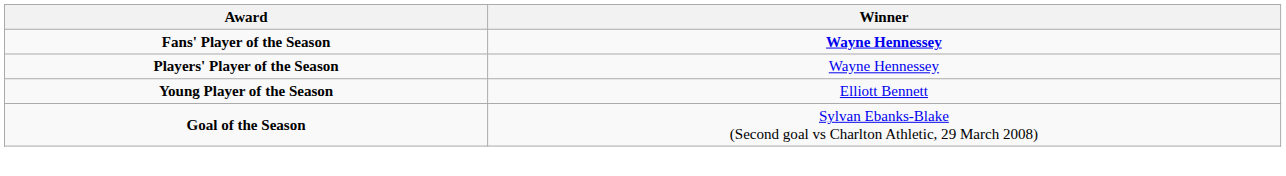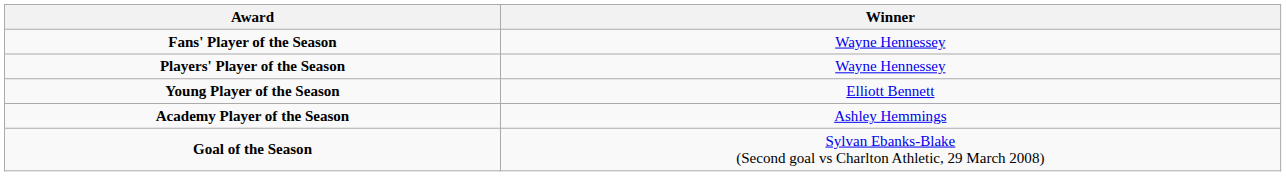(884, 41) bold -> (890, 41) normal
+ row: (252, 116)
